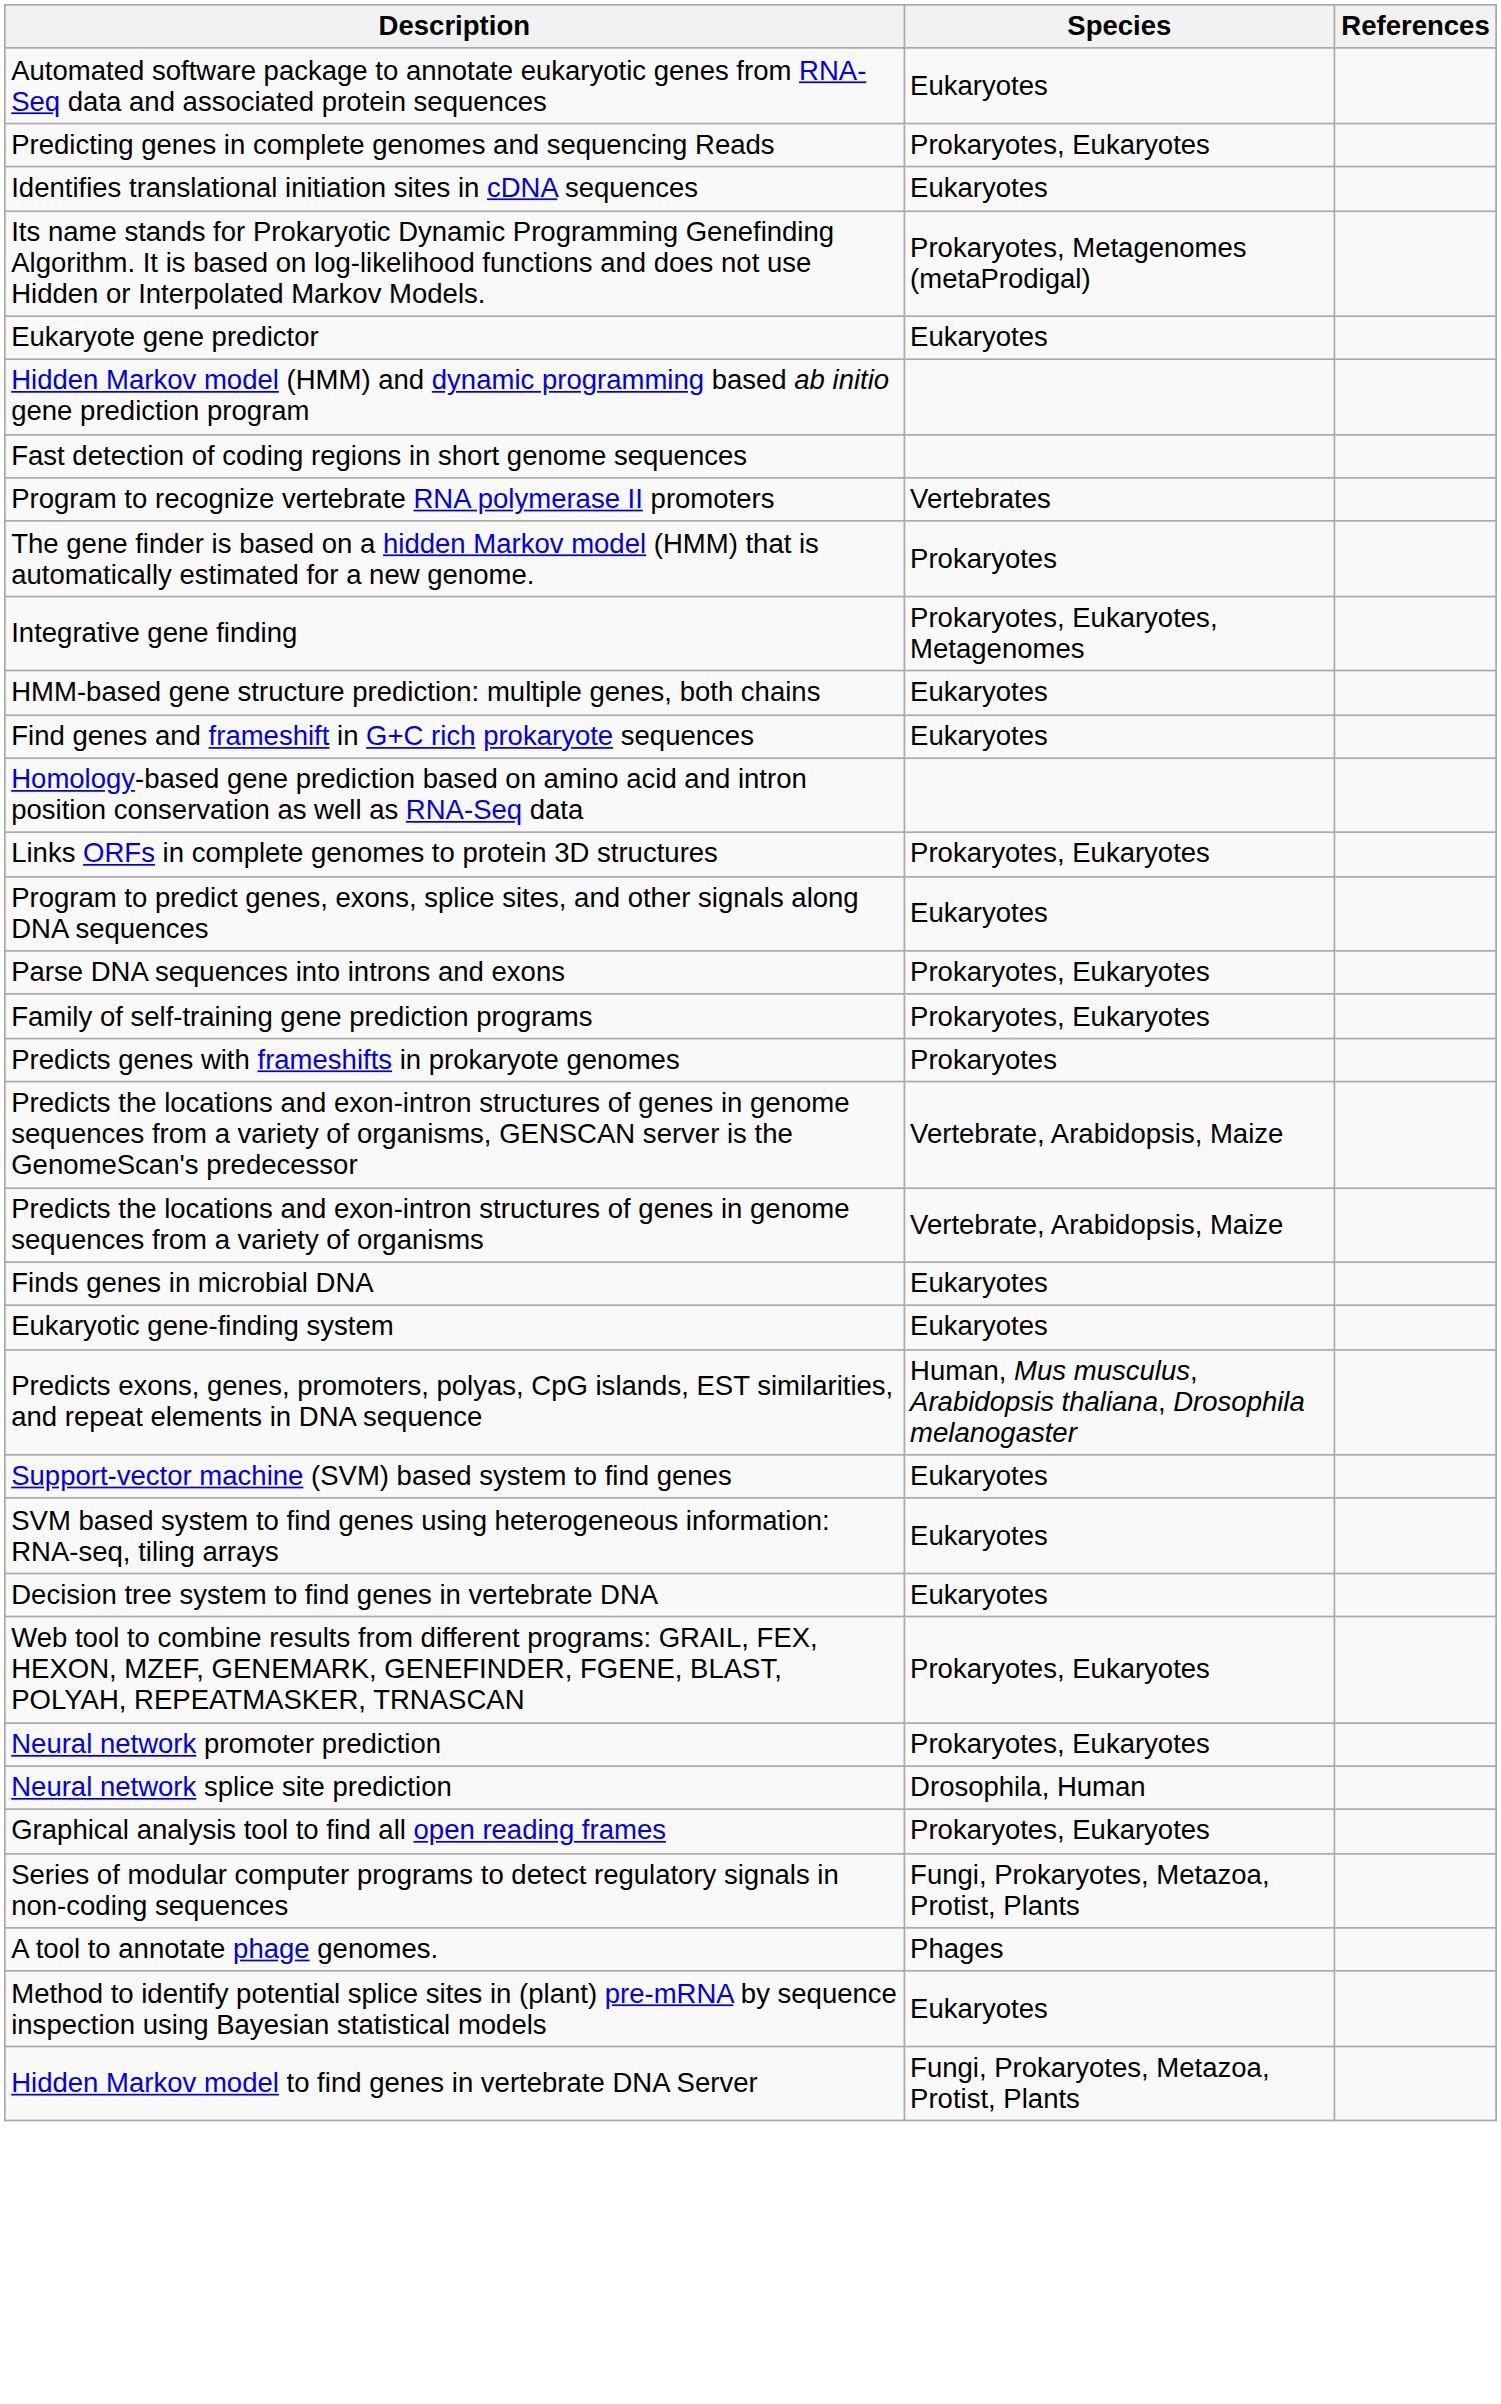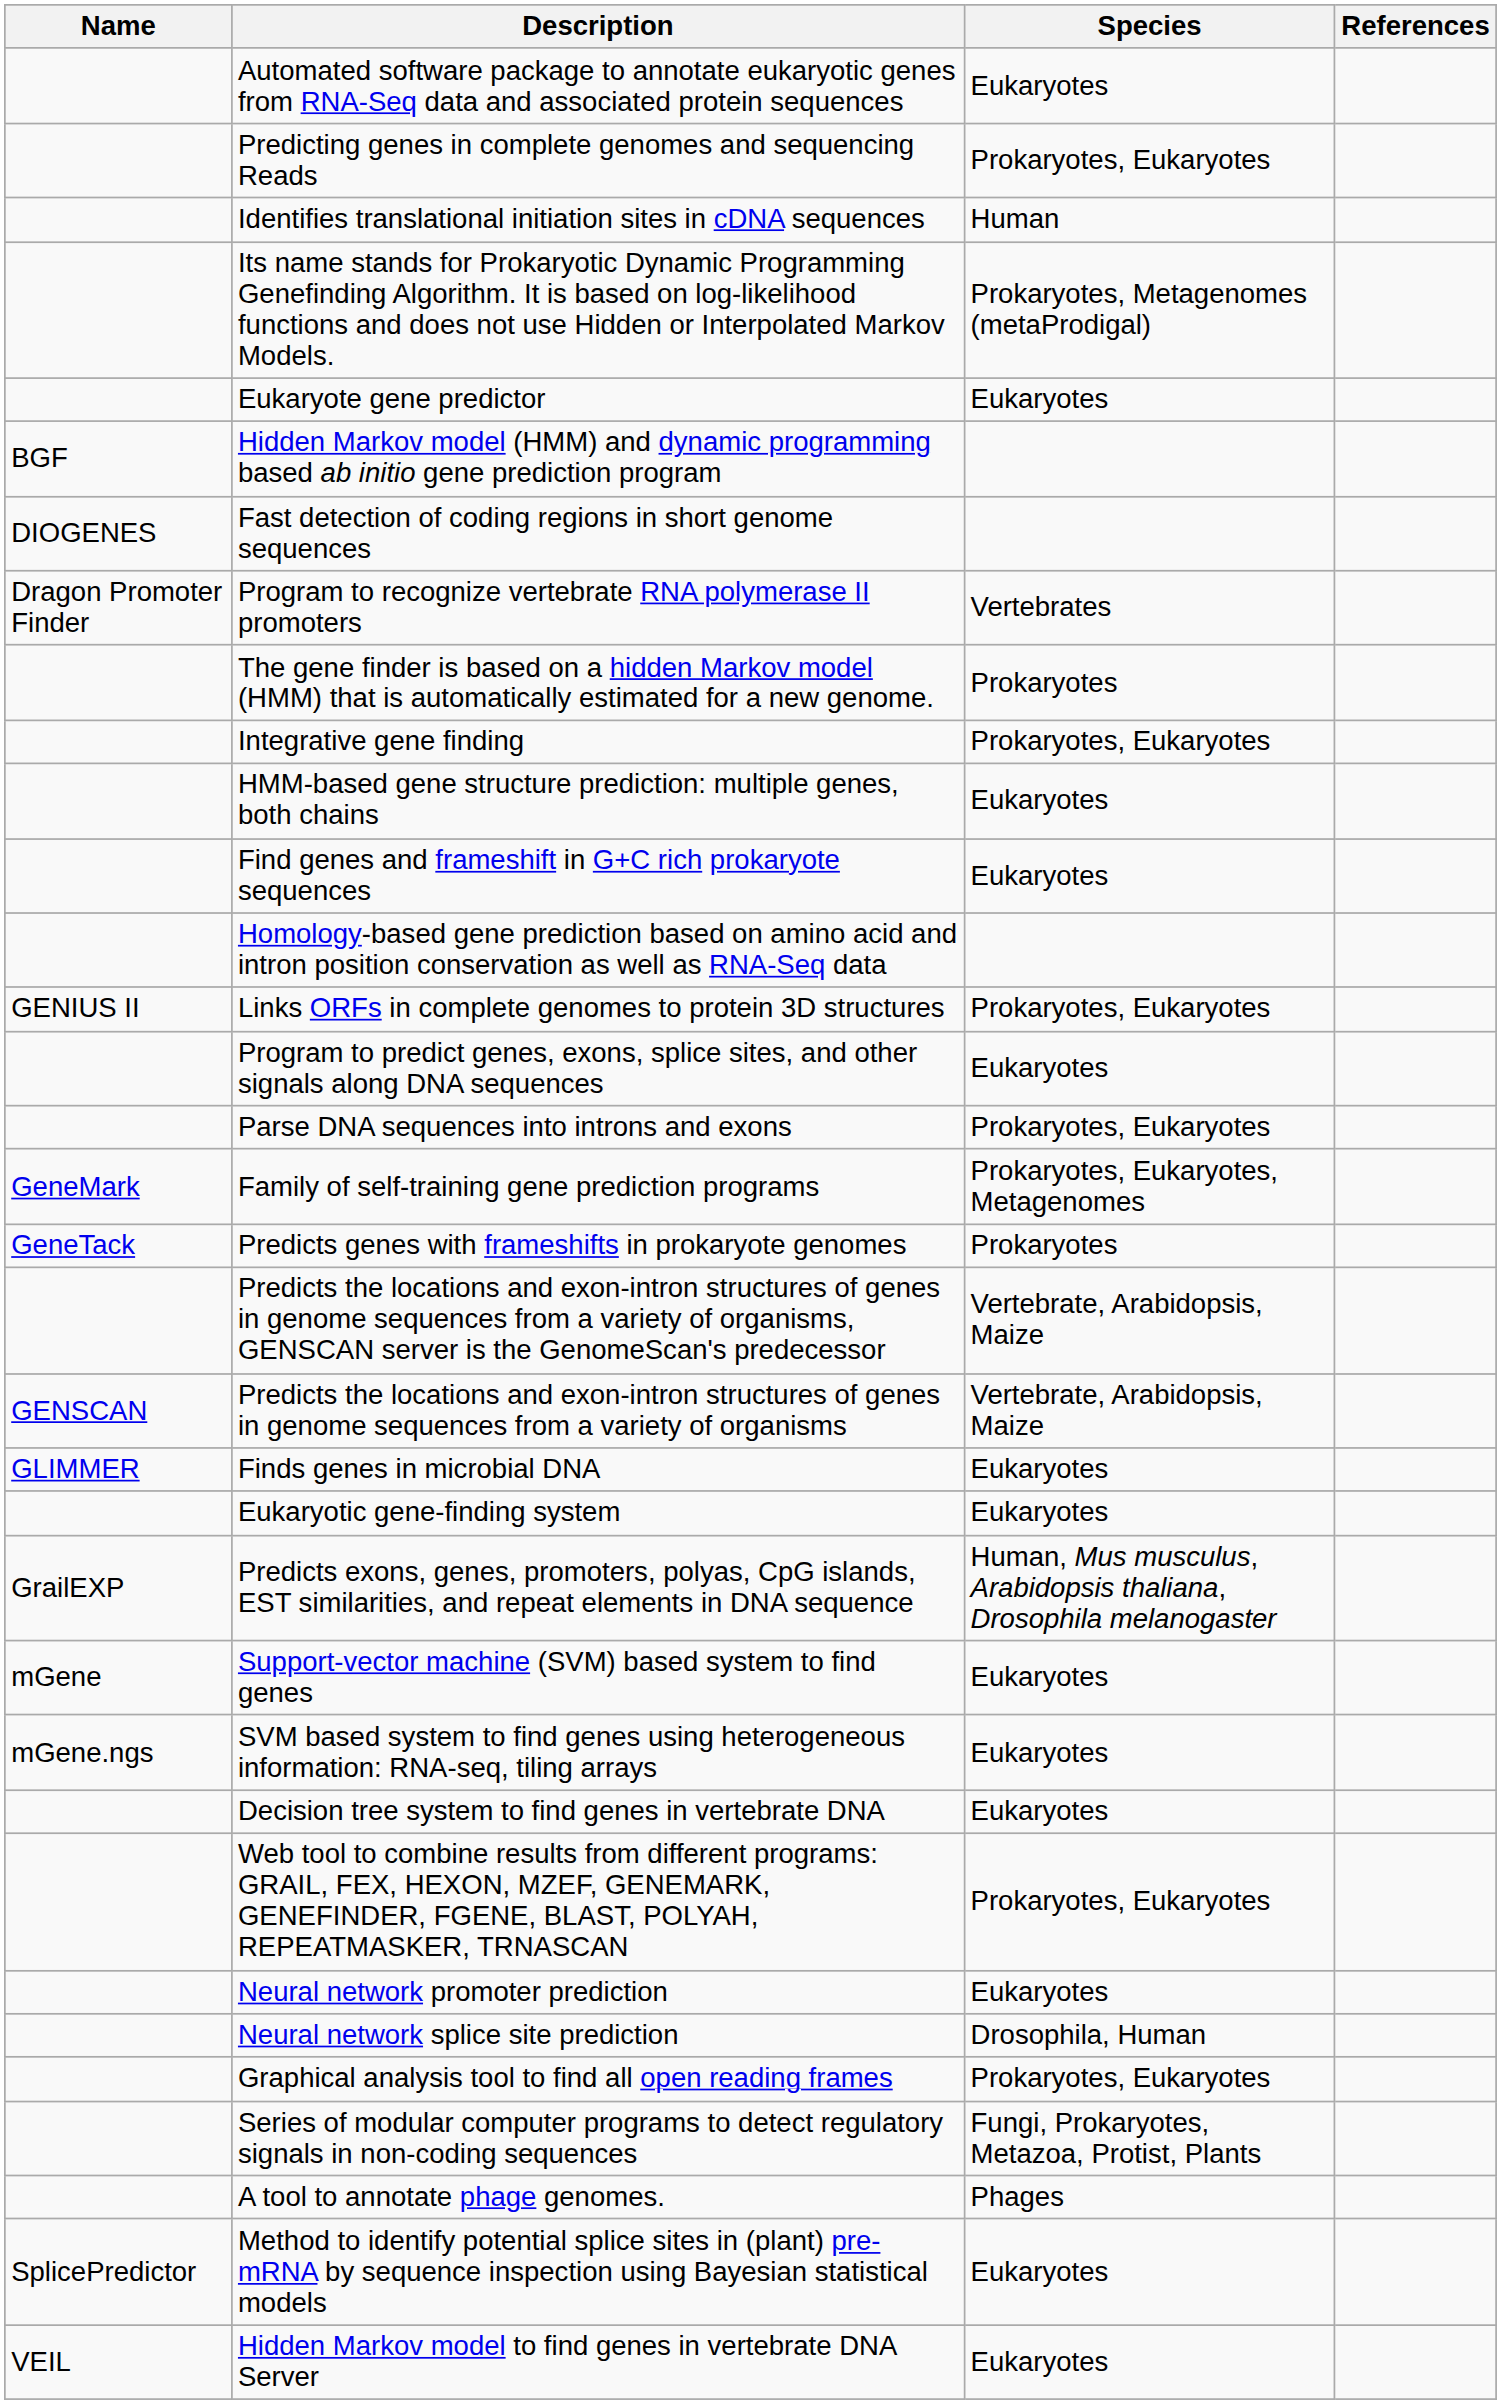+ column: (118, 26)
(979, 188) Eukaryotes -> (1015, 219) Human
(1064, 633) Prokaryotes, Eukaryotes, Metagenomes -> (1120, 741) Prokaryotes, Eukaryotes
(1060, 1015) Prokaryotes, Eukaryotes -> (1124, 1186) Prokaryotes, Eukaryotes, Metagenomes
(1060, 1743) Prokaryotes, Eukaryotes -> (1039, 1991) Eukaryotes
(1090, 2083) Fungi, Prokaryotes, Metazoa, Protist, Plants -> (1039, 2361) Eukaryotes
